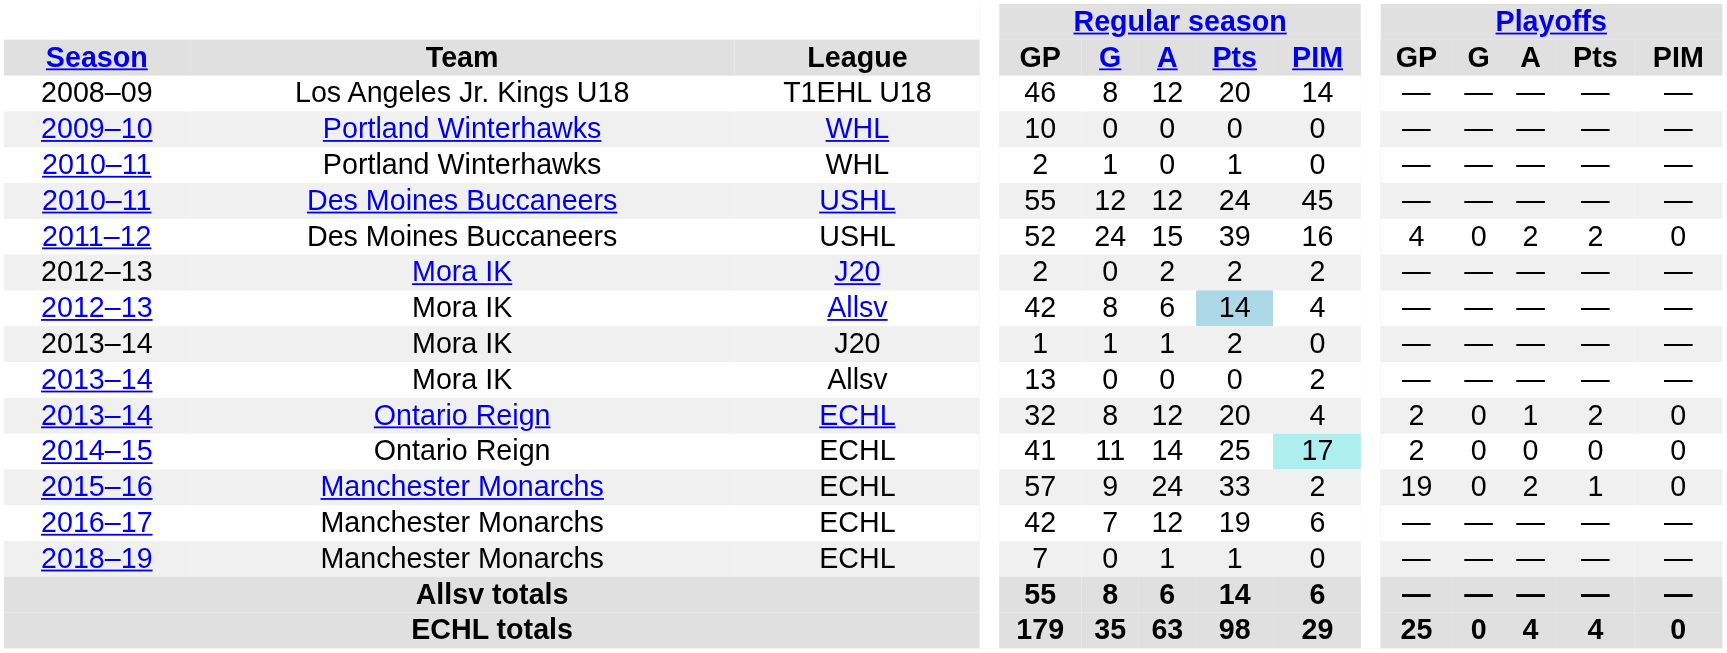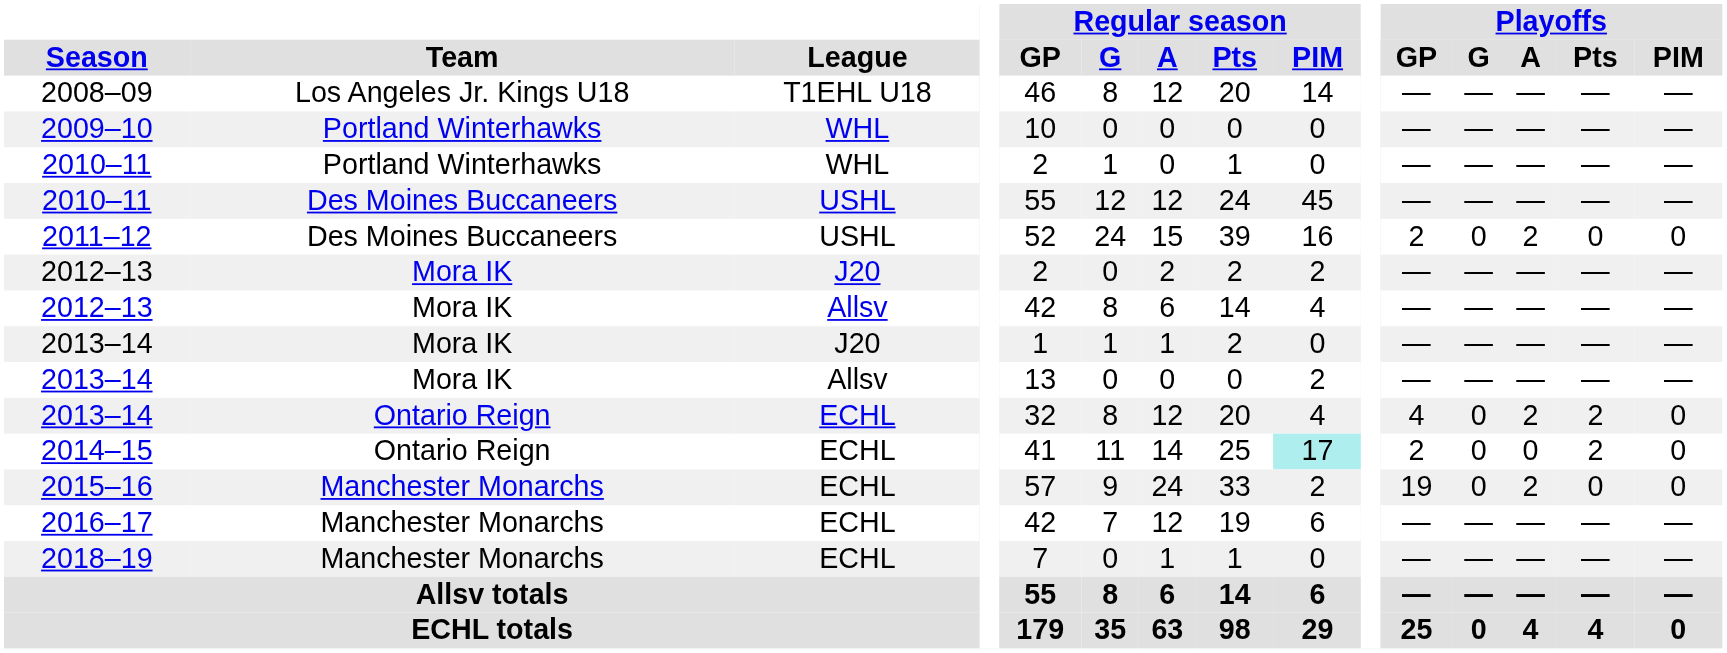(1416, 236) 4 -> (1416, 236) 2
(1595, 236) 2 -> (1595, 236) 0
(1235, 307) lightblue background -> (1235, 307) no background
(1416, 415) 2 -> (1416, 415) 4
(1531, 415) 1 -> (1531, 415) 2
(1595, 451) 0 -> (1595, 451) 2
(1595, 486) 1 -> (1595, 486) 0
